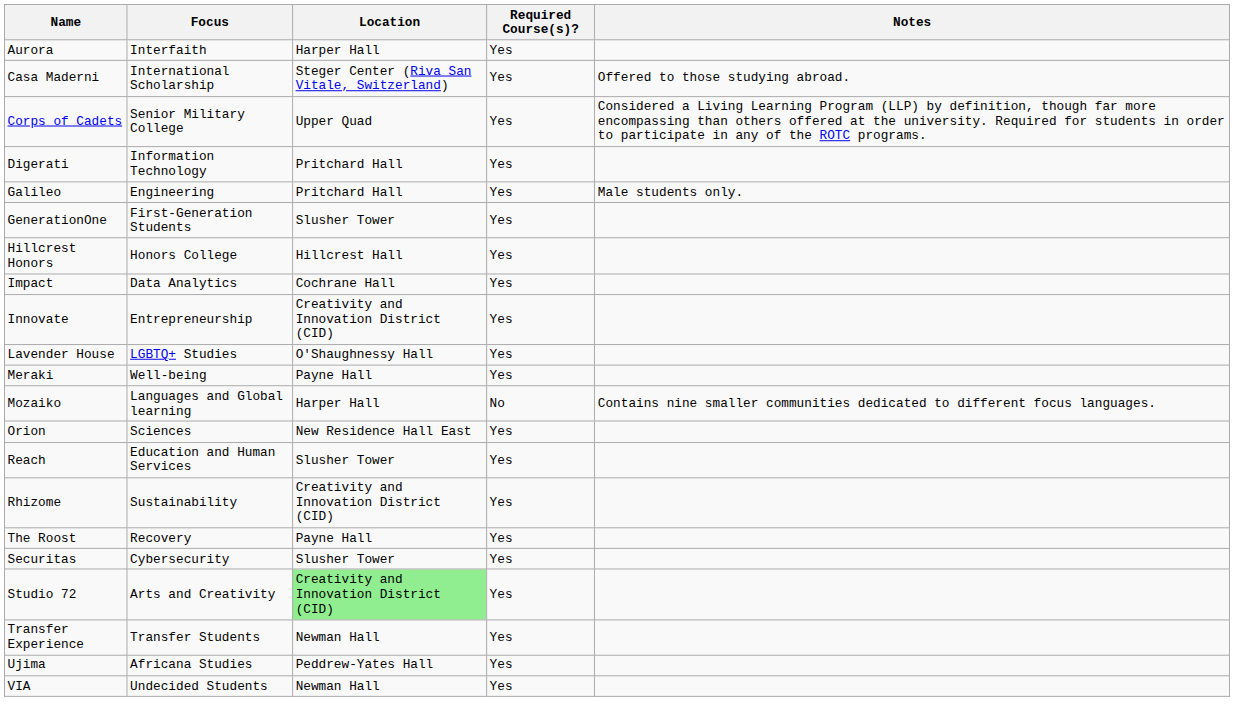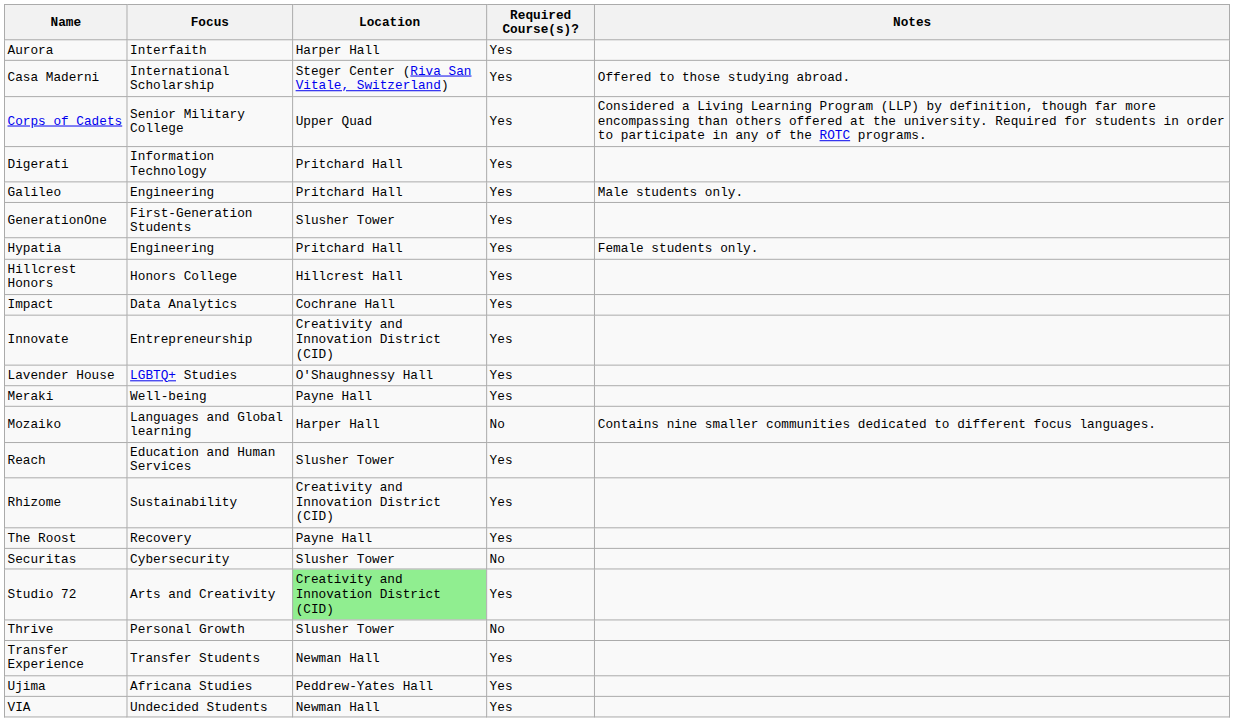+ row: (34, 248)
- row: (27, 432)
(501, 559) Yes -> (497, 559) No
+ row: (30, 630)
